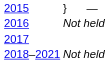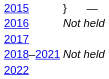+ row: (17, 70)
